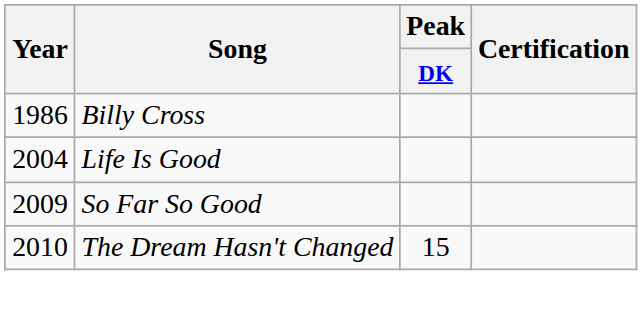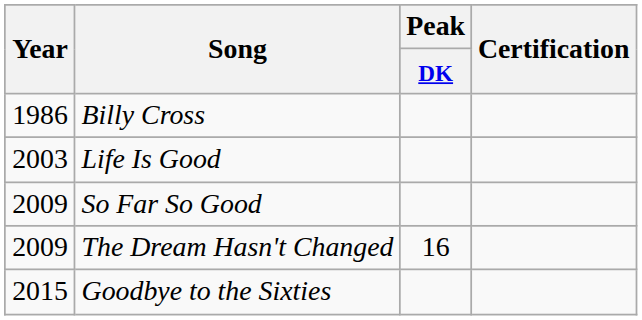(40, 159) 2004 -> (40, 159) 2003
(40, 247) 2010 -> (40, 247) 2009
(436, 247) 15 -> (436, 247) 16
+ row: (206, 291)
